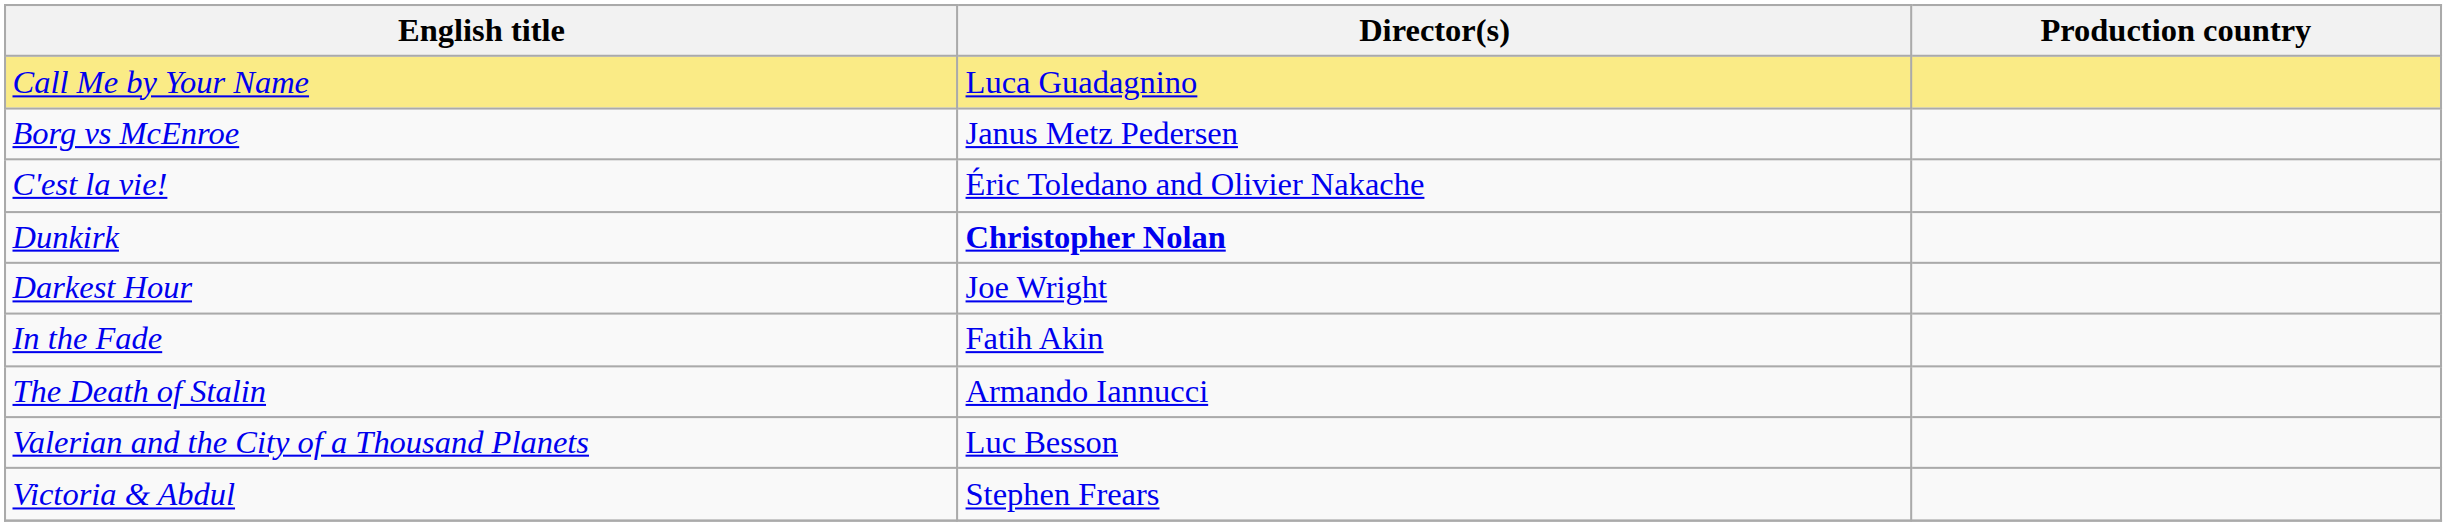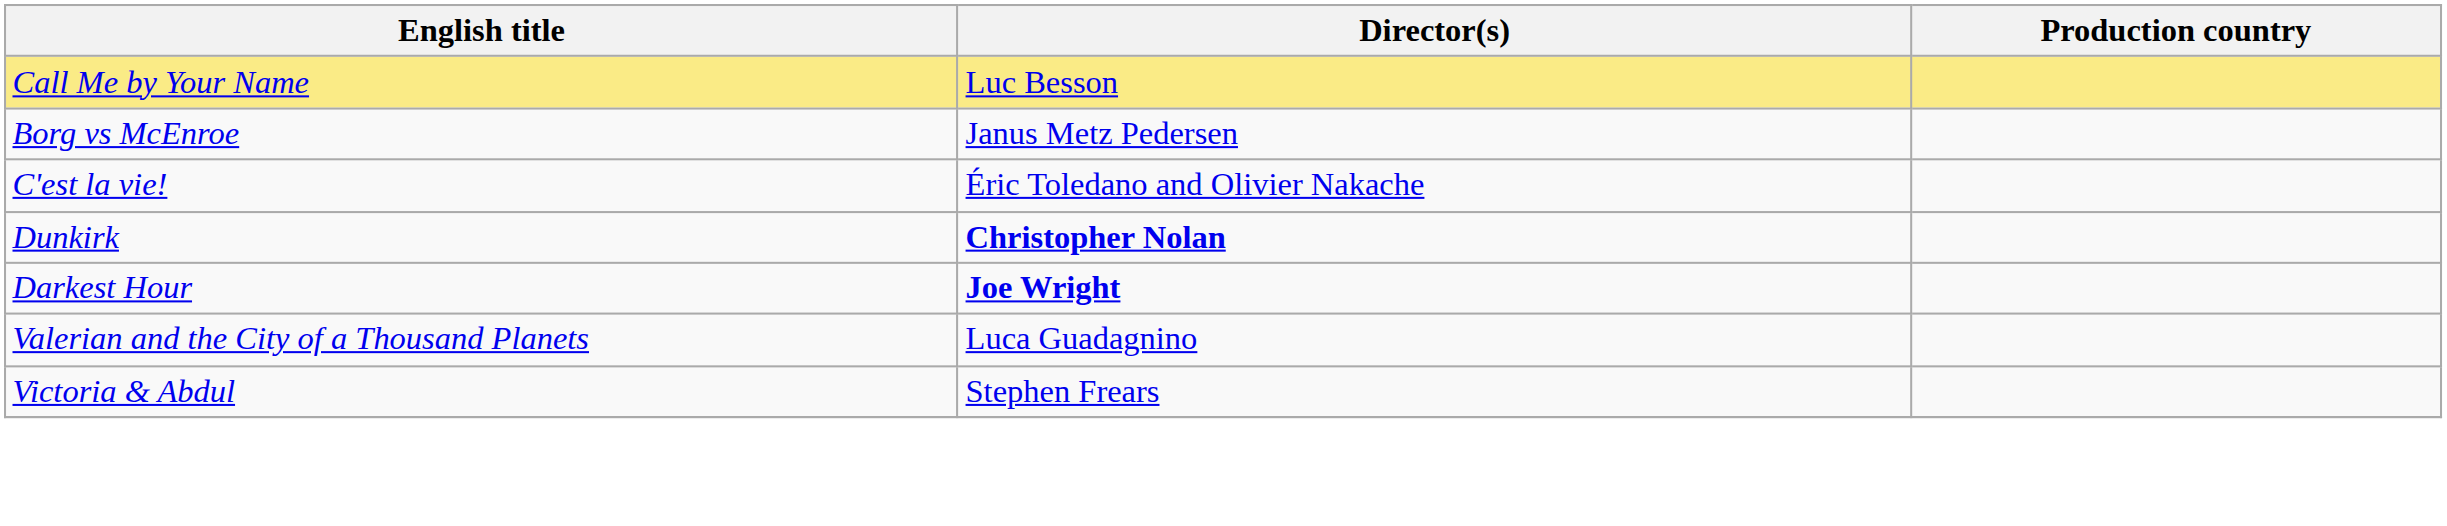(1081, 81) Luca Guadagnino -> (1042, 81) Luc Besson
(1036, 287) normal -> (1043, 287) bold
- row: (87, 339)
- row: (139, 390)
(1042, 442) Luc Besson -> (1081, 339) Luca Guadagnino
